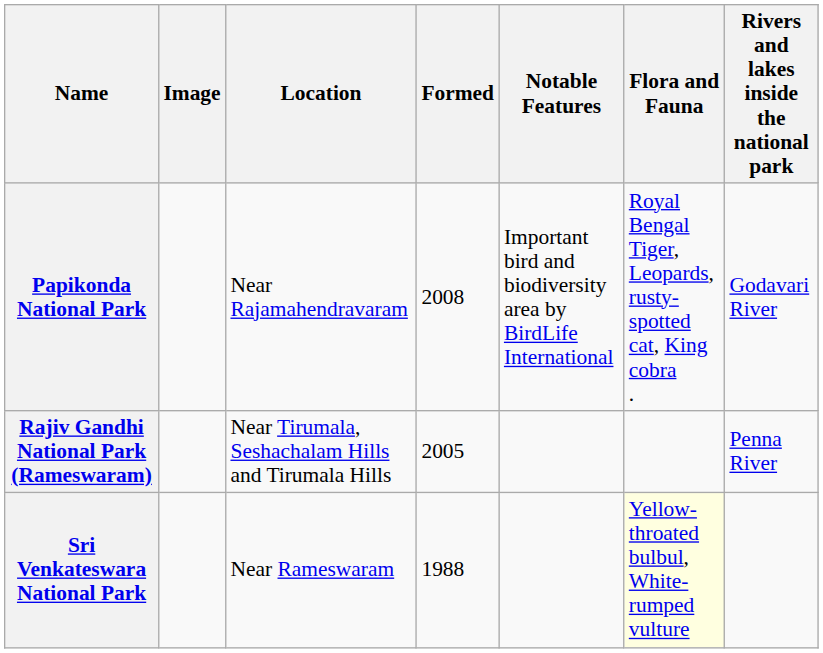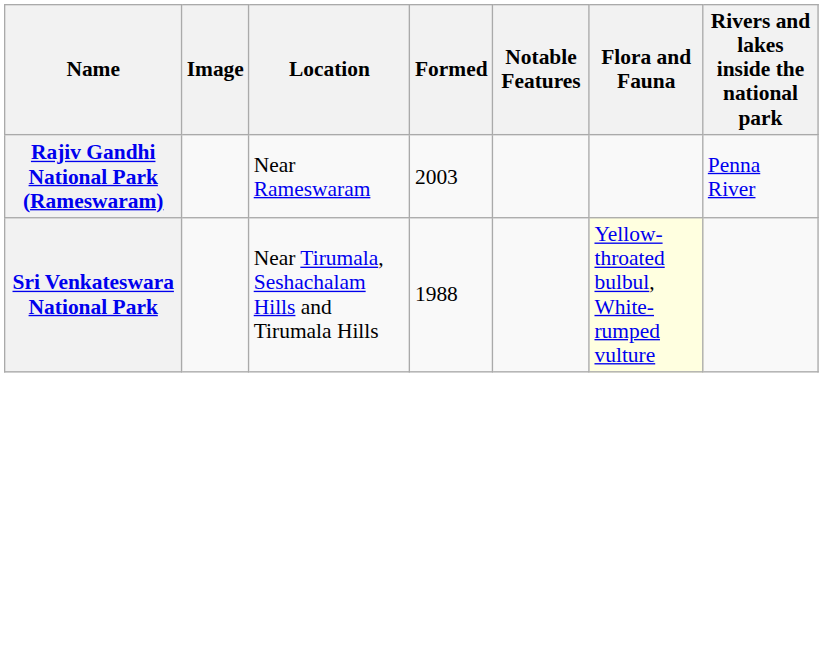- row: (82, 296)
(311, 451) Near Tirumala, Seshachalam Hills and Tirumala Hills -> (312, 176) Near Rameswaram
(443, 451) 2005 -> (436, 176) 2003
(312, 569) Near Rameswaram -> (319, 294) Near Tirumala, Seshachalam Hills and Tirumala Hills
